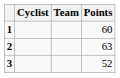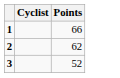- column: (66, 13)
(107, 30) 60 -> (77, 30) 66
(107, 47) 63 -> (77, 47) 62
